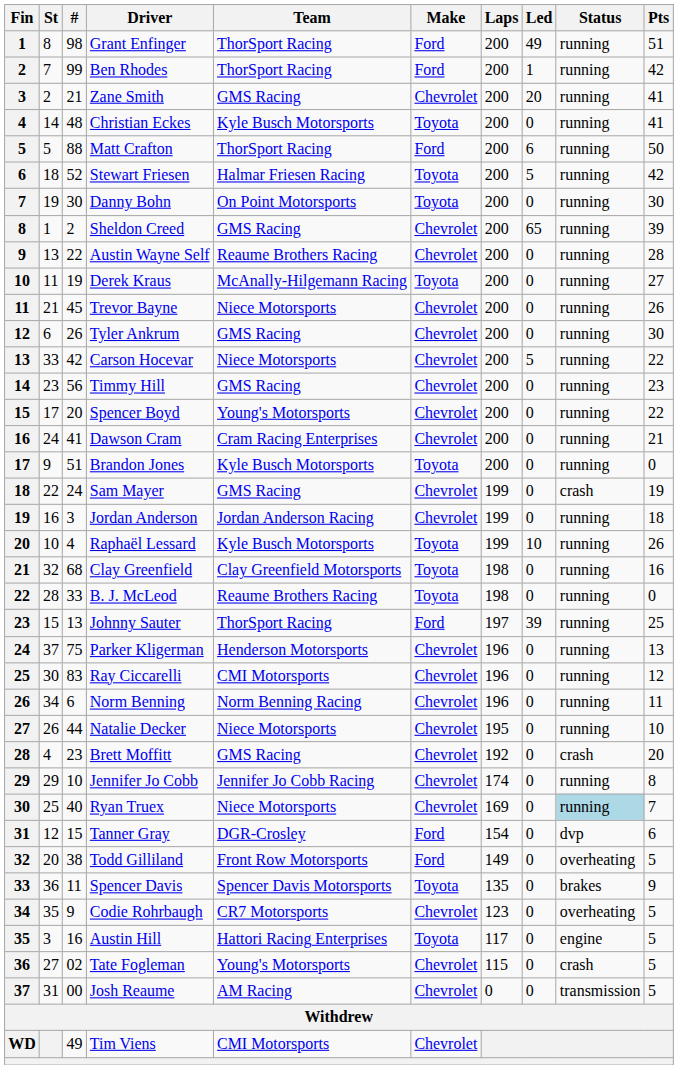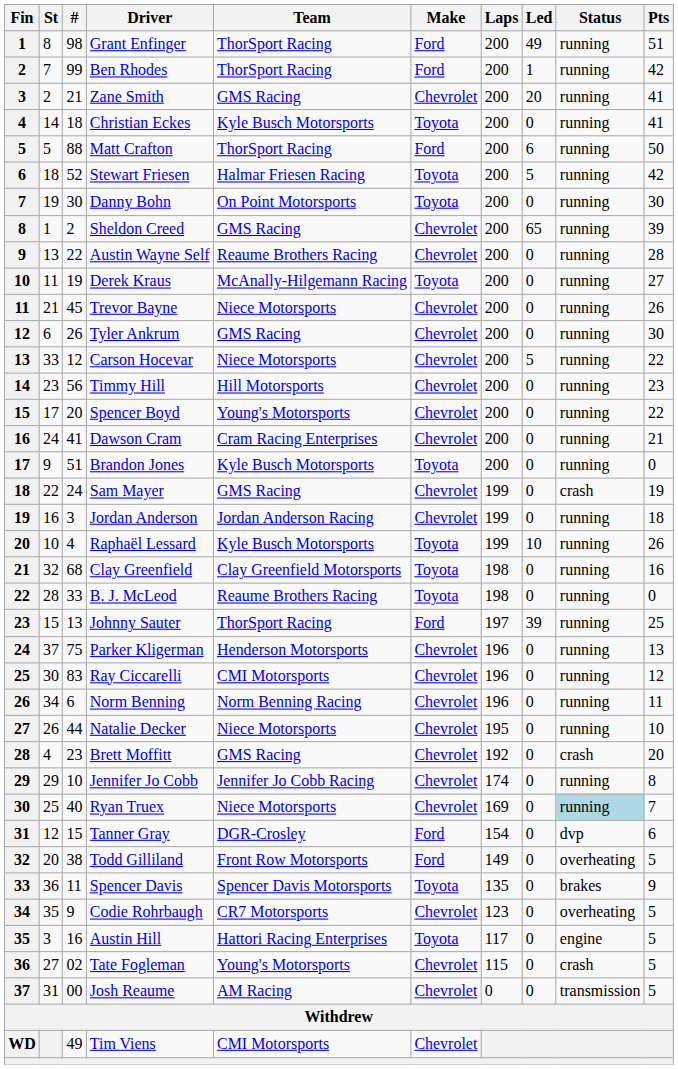(74, 123) 48 -> (74, 123) 18
(74, 359) 42 -> (74, 359) 12
(259, 386) GMS Racing -> (270, 386) Hill Motorsports
